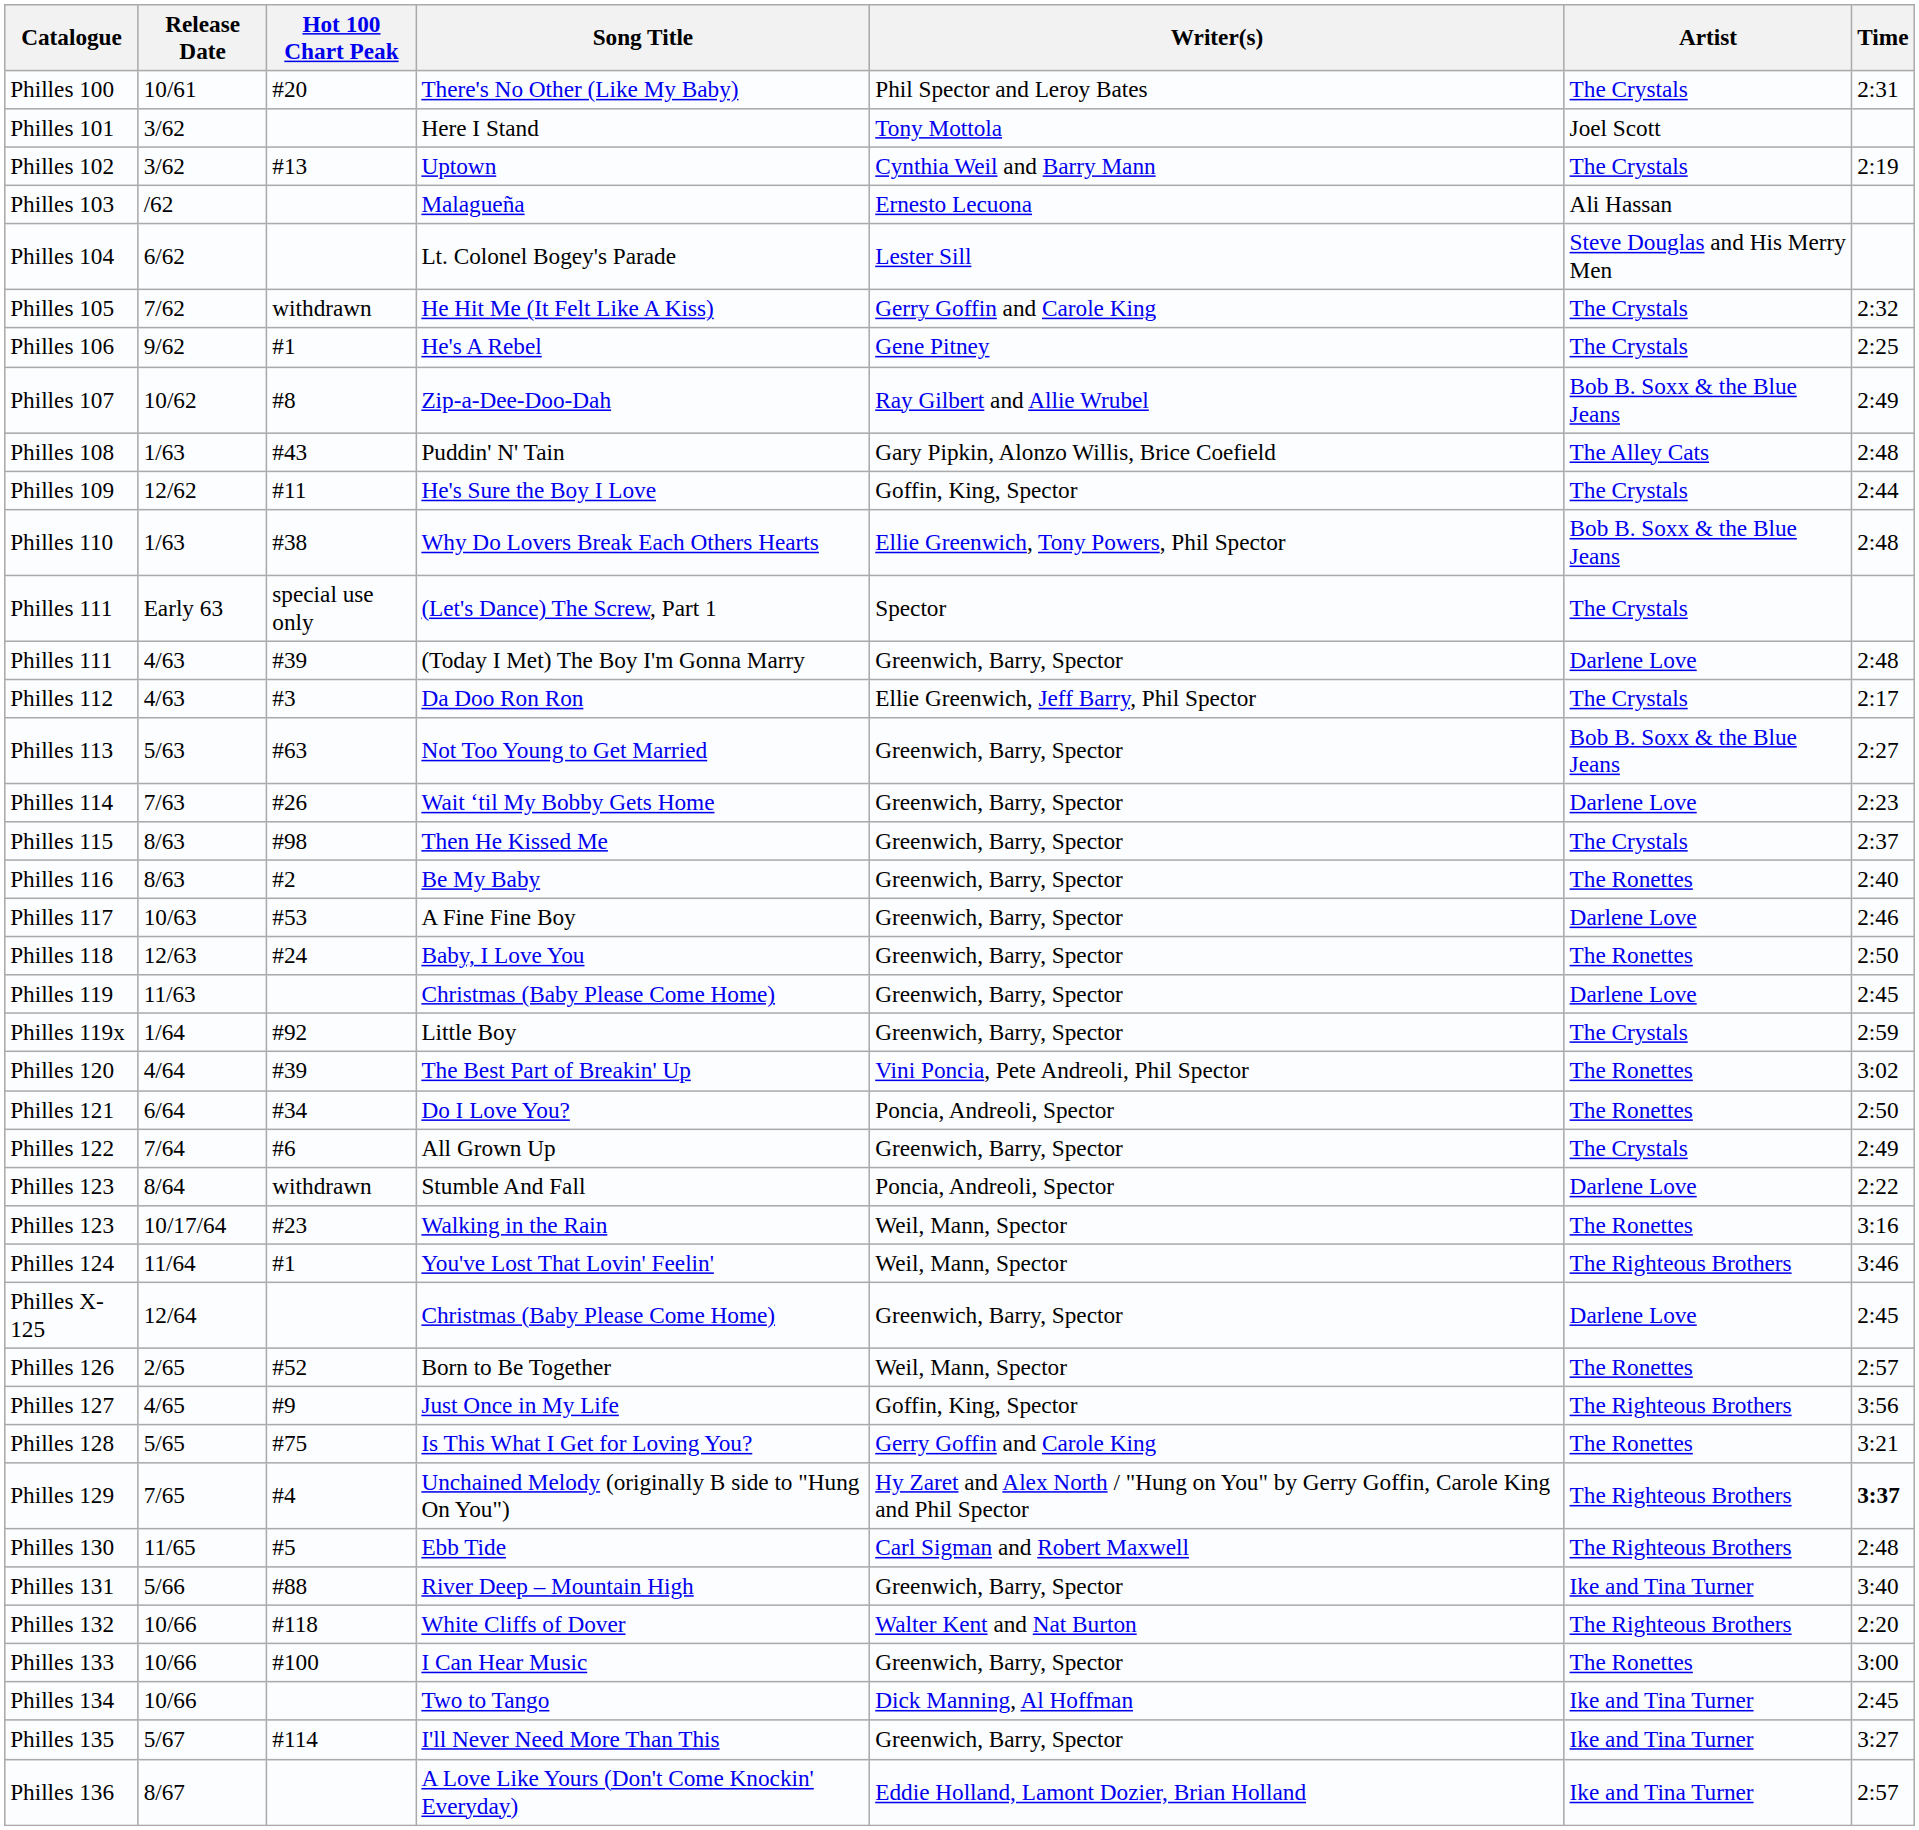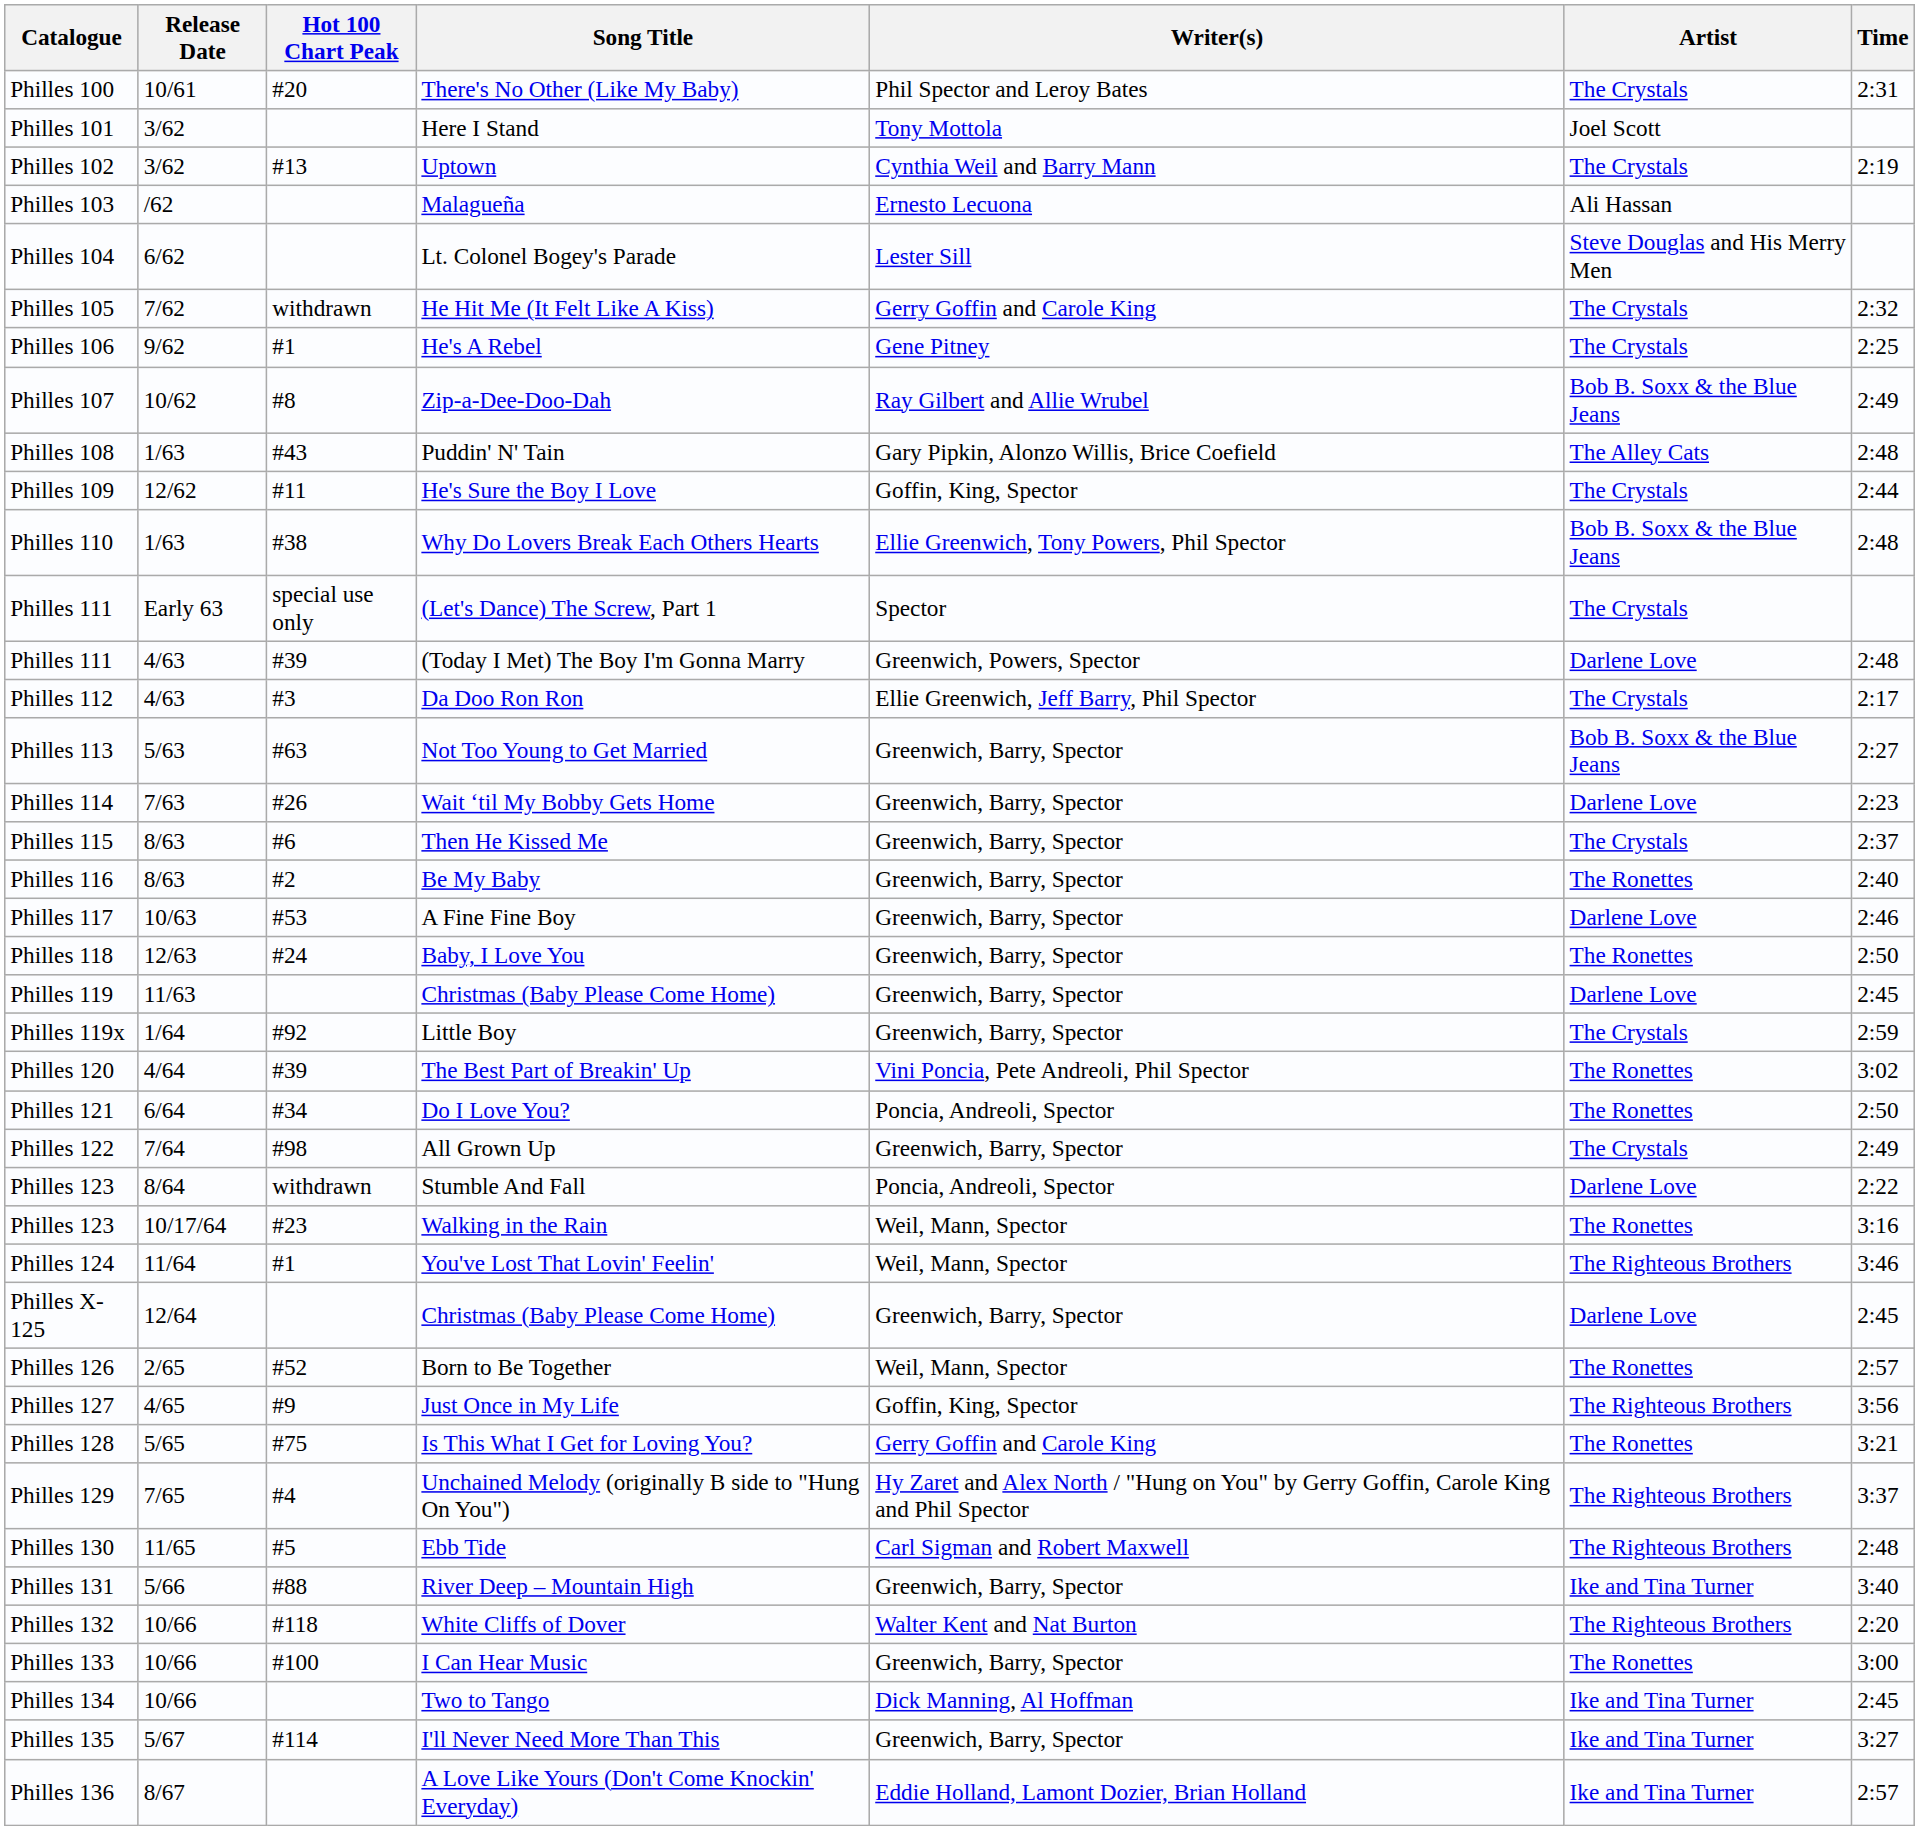(999, 660) Greenwich, Barry, Spector -> (1008, 660) Greenwich, Powers, Spector
(290, 840) #98 -> (284, 840) #6
(284, 1147) #6 -> (290, 1147) #98
(1879, 1495) bold -> (1878, 1495) normal
